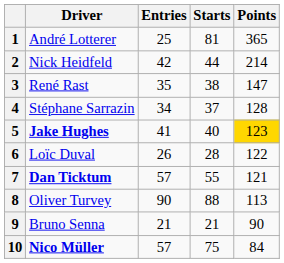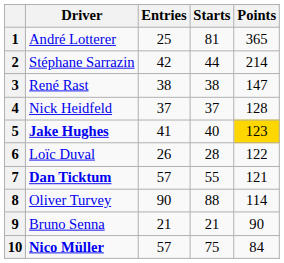(71, 62) Nick Heidfeld -> (82, 62) Stéphane Sarrazin
(164, 85) 35 -> (164, 85) 38
(82, 108) Stéphane Sarrazin -> (71, 108) Nick Heidfeld
(164, 108) 34 -> (164, 108) 37
(257, 200) 113 -> (257, 200) 114
